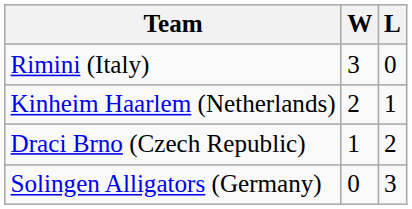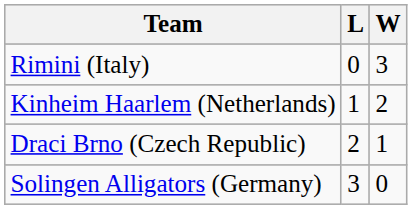columns swapped: (360, 24) <-> (392, 24)
